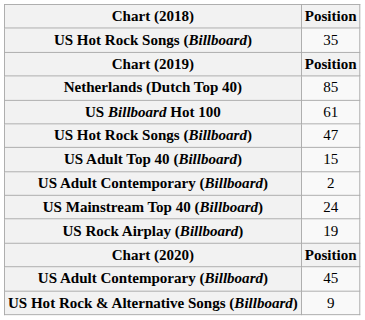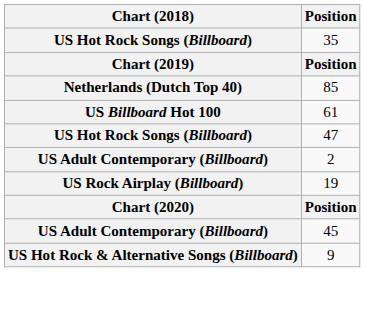- row: (331, 159)
- row: (331, 207)
